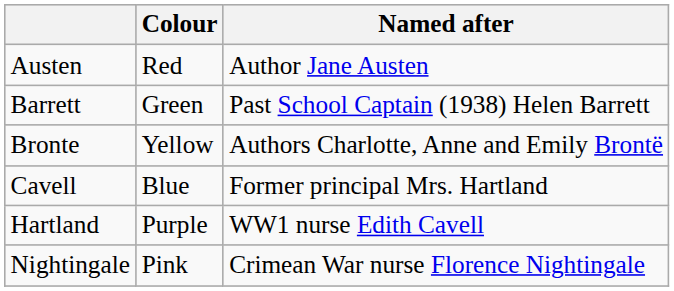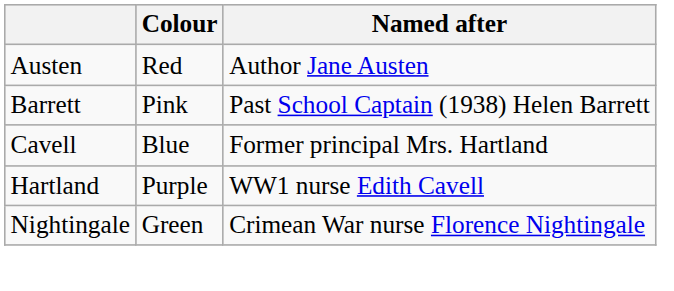(173, 104) Green -> (165, 104) Pink
- row: (45, 144)
(165, 265) Pink -> (173, 225) Green
